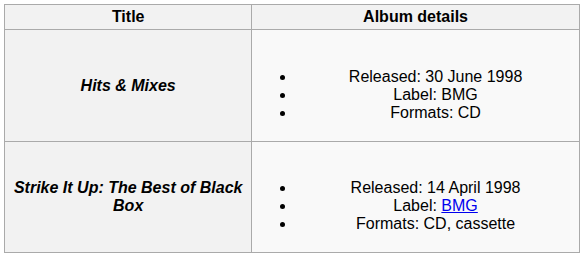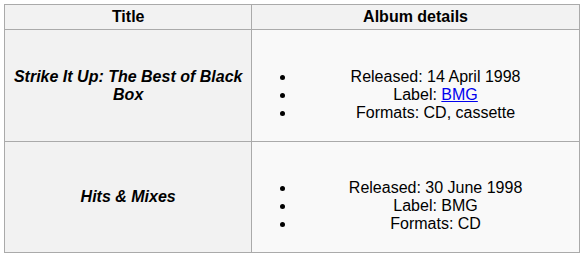rows swapped: (128, 196) <-> (128, 85)
